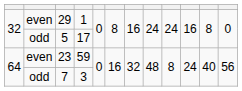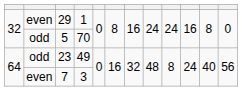(83, 38) 17 -> (83, 38) 70
(39, 57) even -> (39, 57) odd
(83, 57) 59 -> (83, 57) 49
(39, 76) odd -> (39, 76) even
